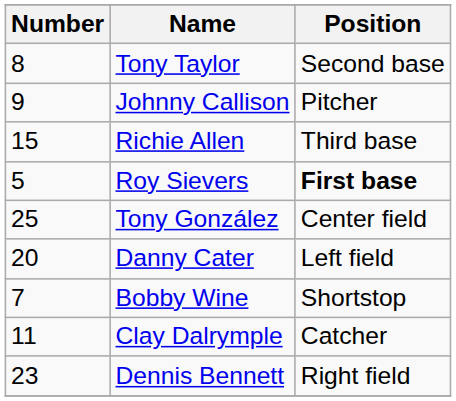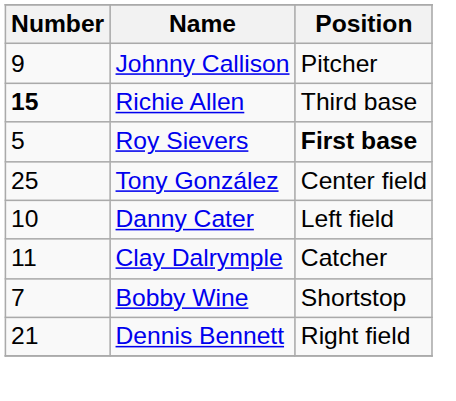- row: (178, 63)
(25, 141) normal -> (25, 102) bold
(25, 258) 20 -> (25, 219) 10
rows swapped: (199, 336) <-> (182, 297)
(25, 375) 23 -> (25, 336) 21
